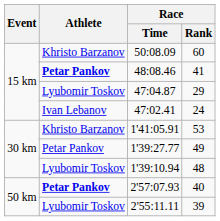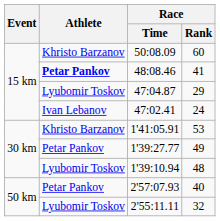(76, 187) bold -> (73, 187) normal
(199, 206) 39 -> (199, 206) 32
